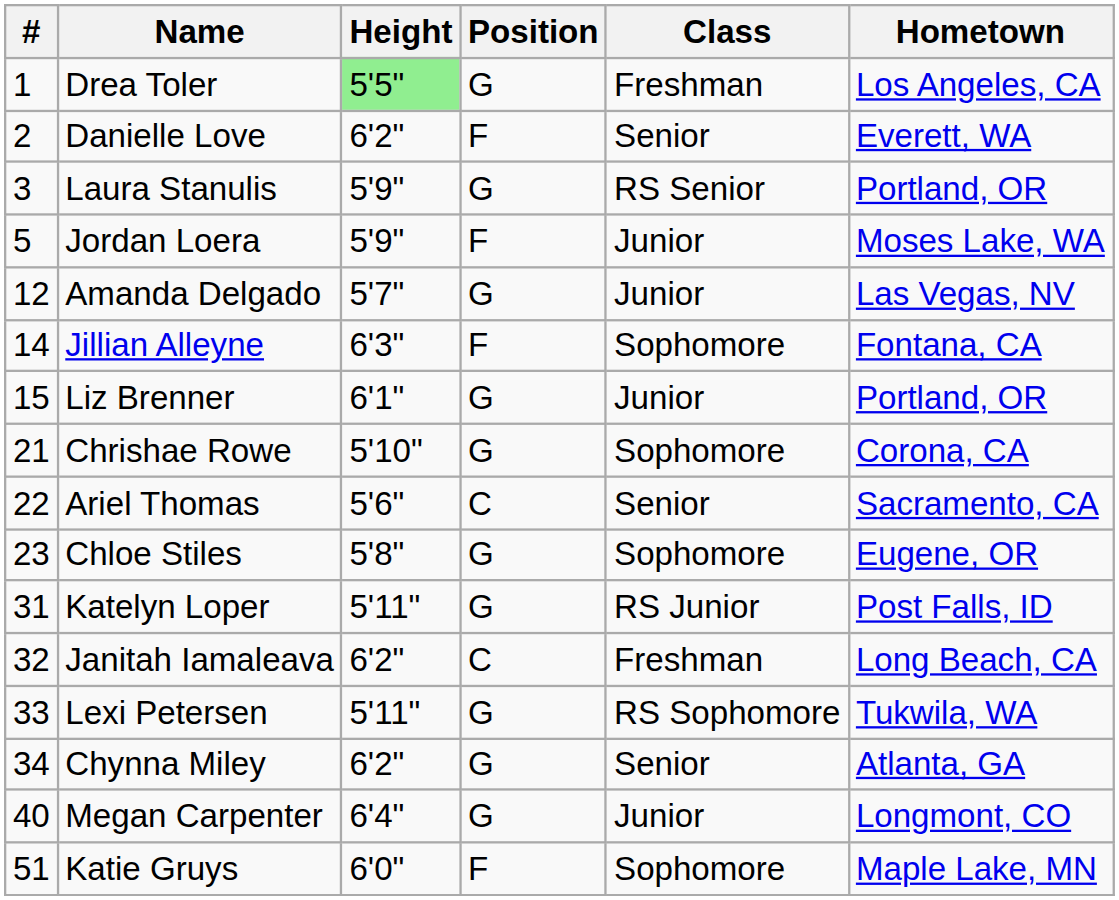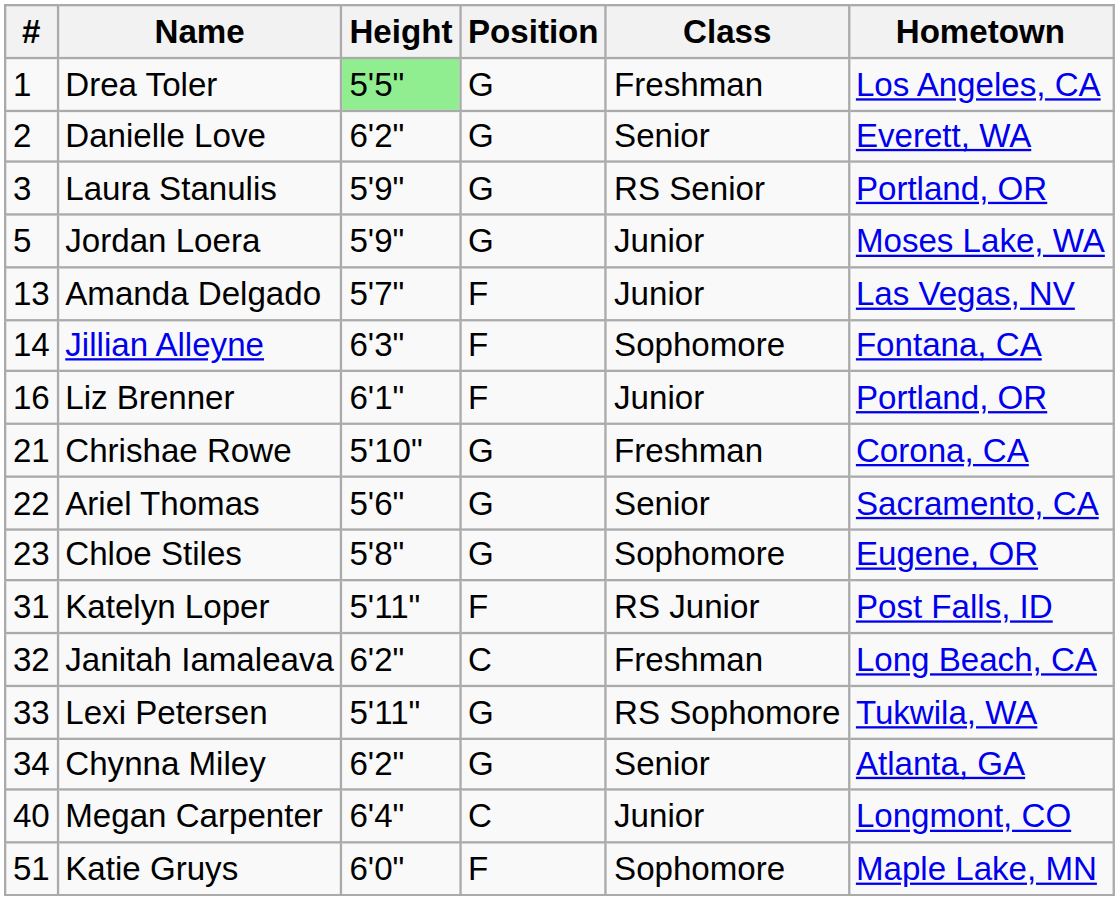(478, 136) F -> (481, 136) G
(478, 241) F -> (481, 241) G
(31, 293) 12 -> (31, 293) 13
(481, 293) G -> (478, 293) F
(31, 398) 15 -> (31, 398) 16
(481, 398) G -> (478, 398) F
(700, 450) Sophomore -> (689, 450) Freshman
(480, 503) C -> (481, 503) G
(481, 607) G -> (478, 607) F
(481, 817) G -> (480, 817) C
